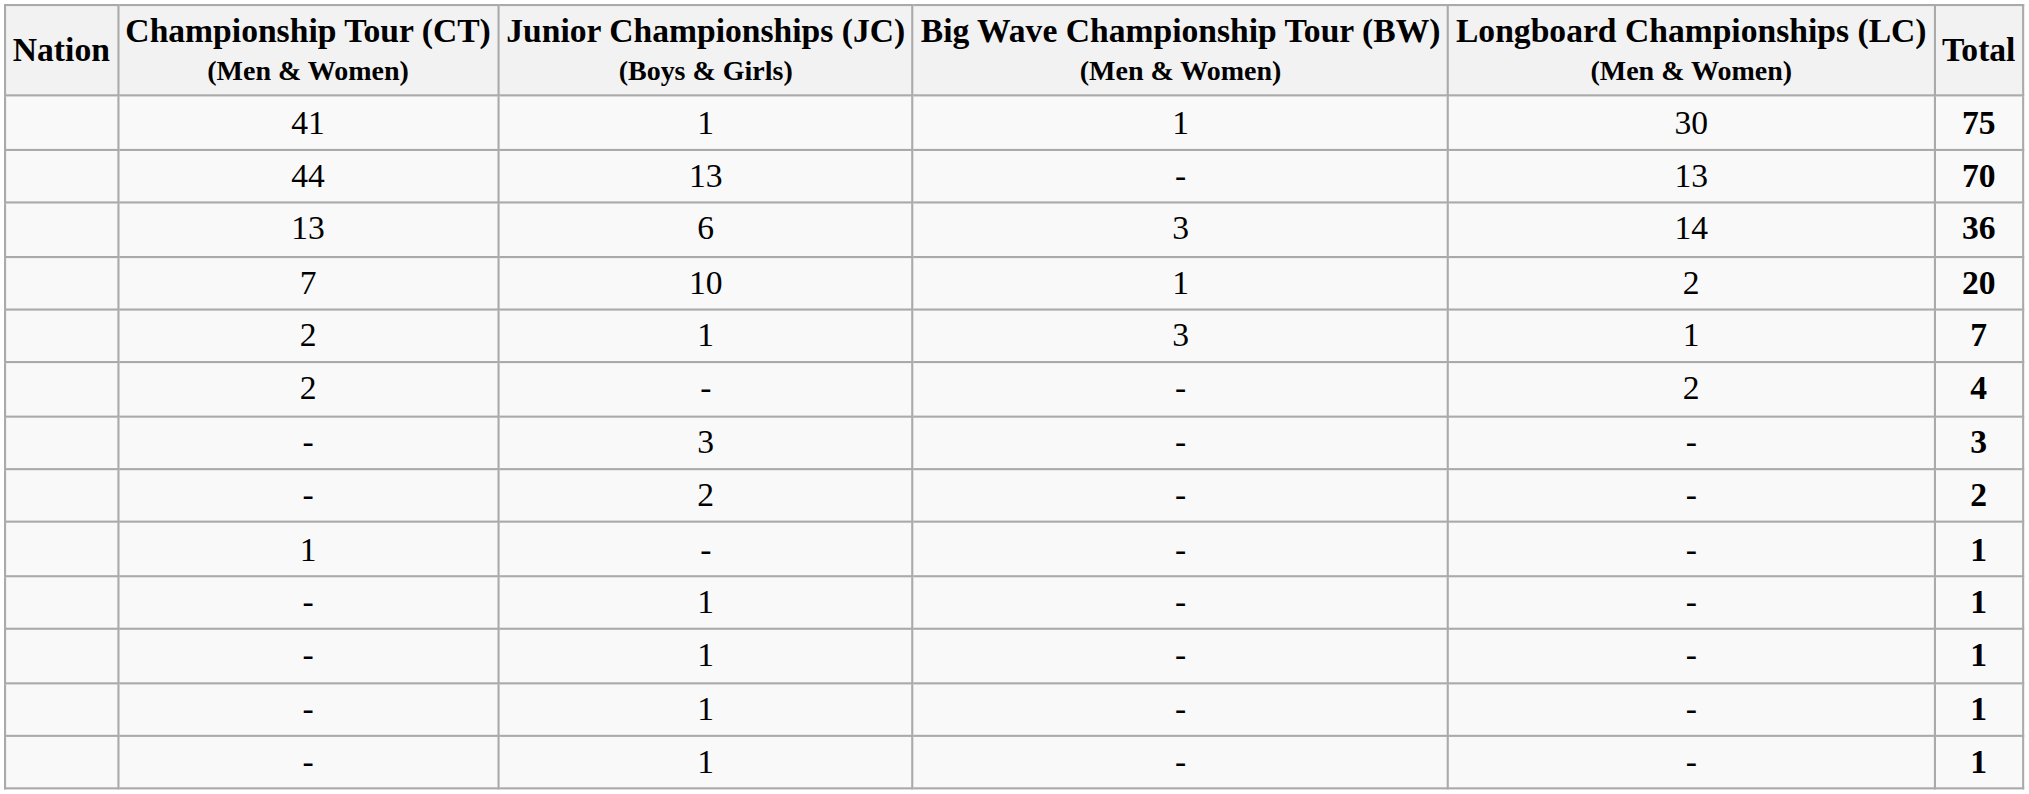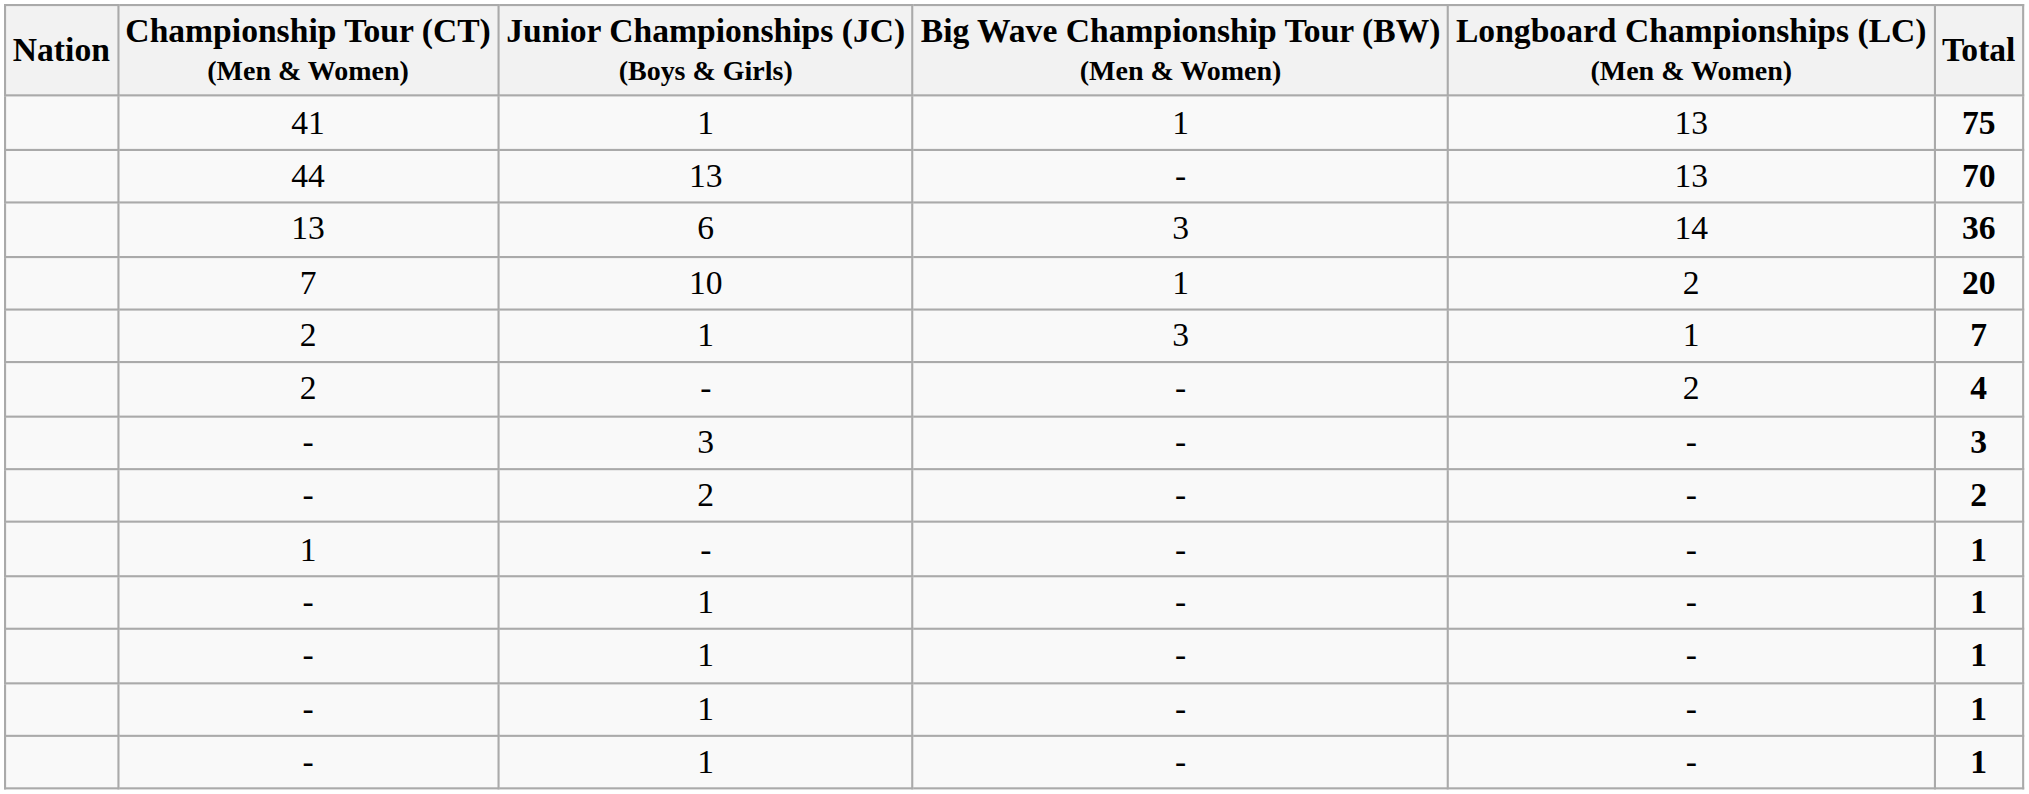(1691, 122) 30 -> (1691, 122) 13
